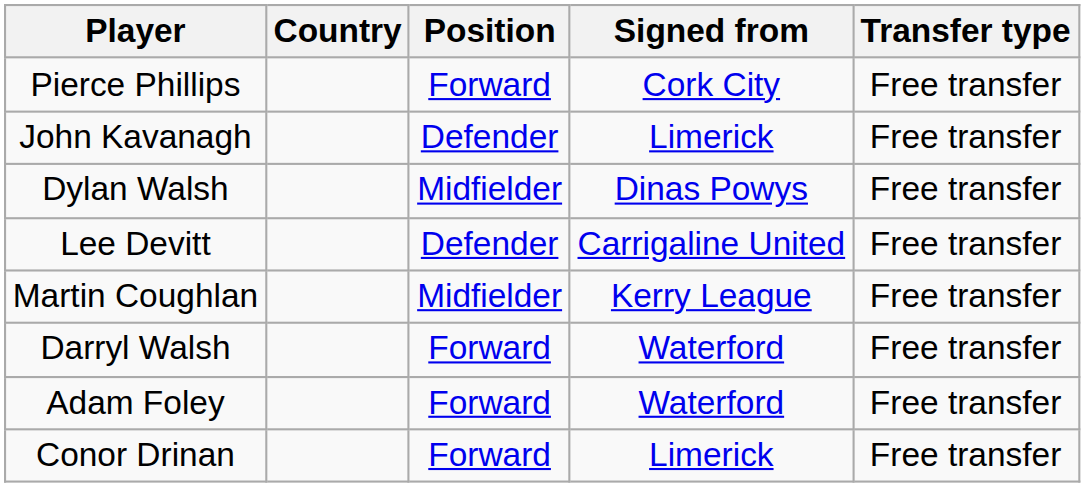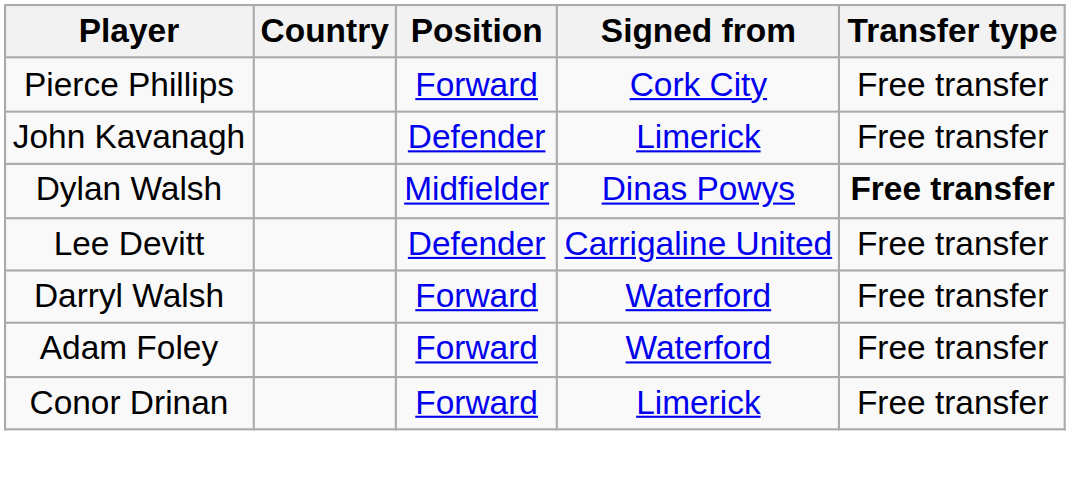(966, 190) normal -> (953, 190) bold
- row: (135, 296)
